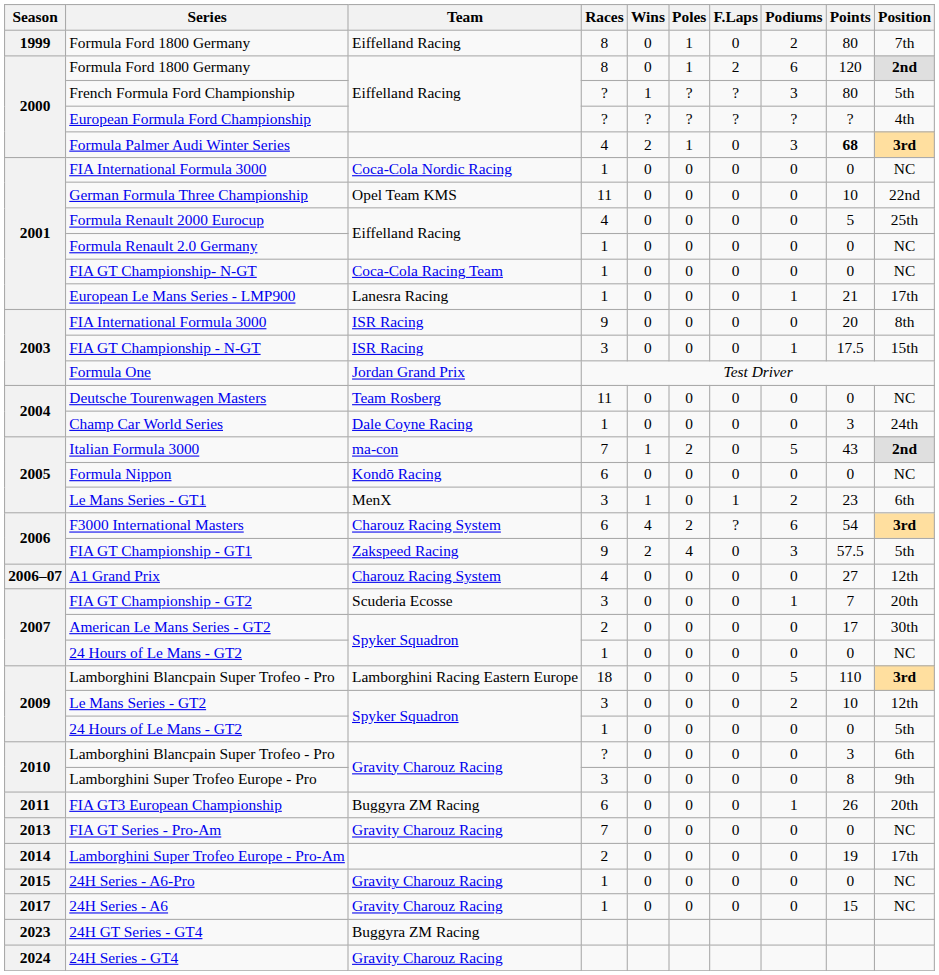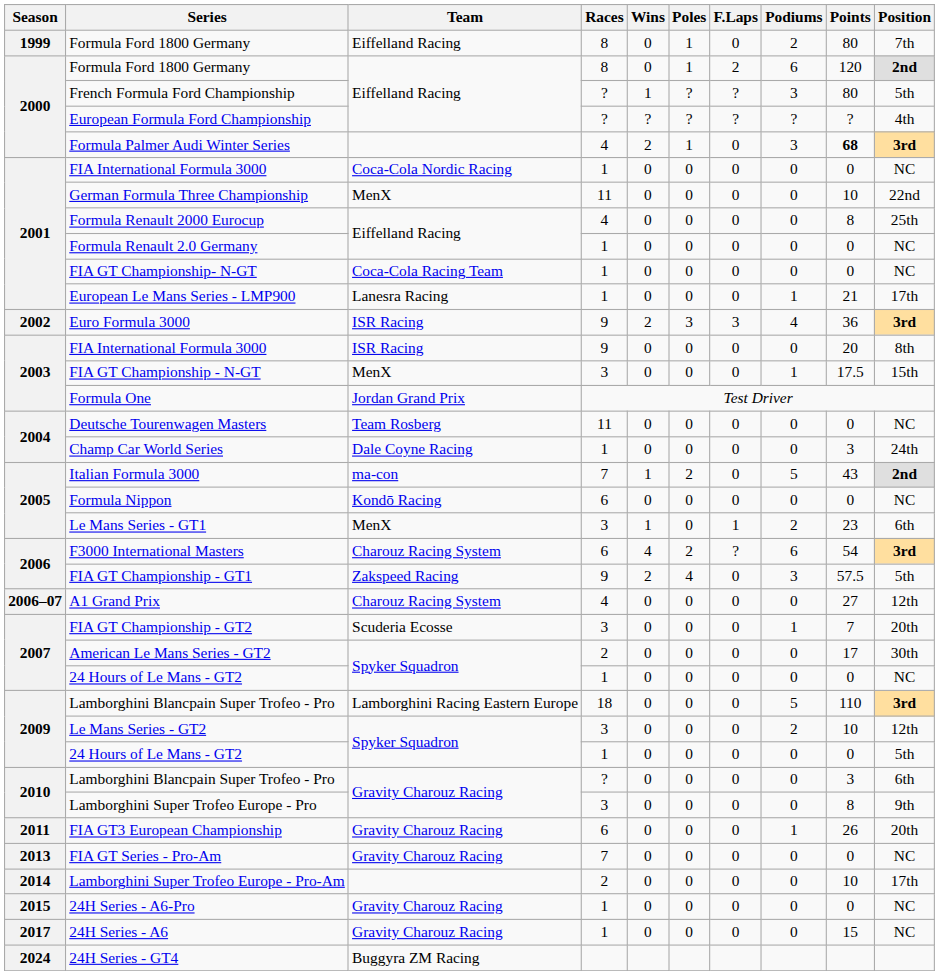(404, 195) Opel Team KMS -> (372, 195) MenX
(850, 220) 5 -> (850, 220) 8
+ row: (35, 322)
(388, 347) ISR Racing -> (372, 373) MenX
(416, 805) Buggyra ZM Racing -> (427, 830) Gravity Charouz Racing
(850, 856) 19 -> (850, 881) 10
- row: (35, 932)
(427, 957) Gravity Charouz Racing -> (416, 957) Buggyra ZM Racing
